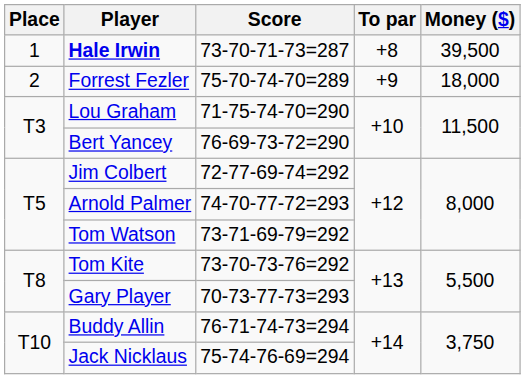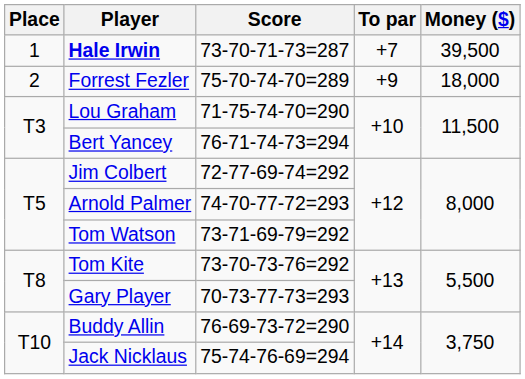(387, 50) +8 -> (387, 50) +7
(275, 142) 76-69-73-72=290 -> (275, 142) 76-71-74-73=294
(275, 326) 76-71-74-73=294 -> (275, 326) 76-69-73-72=290
